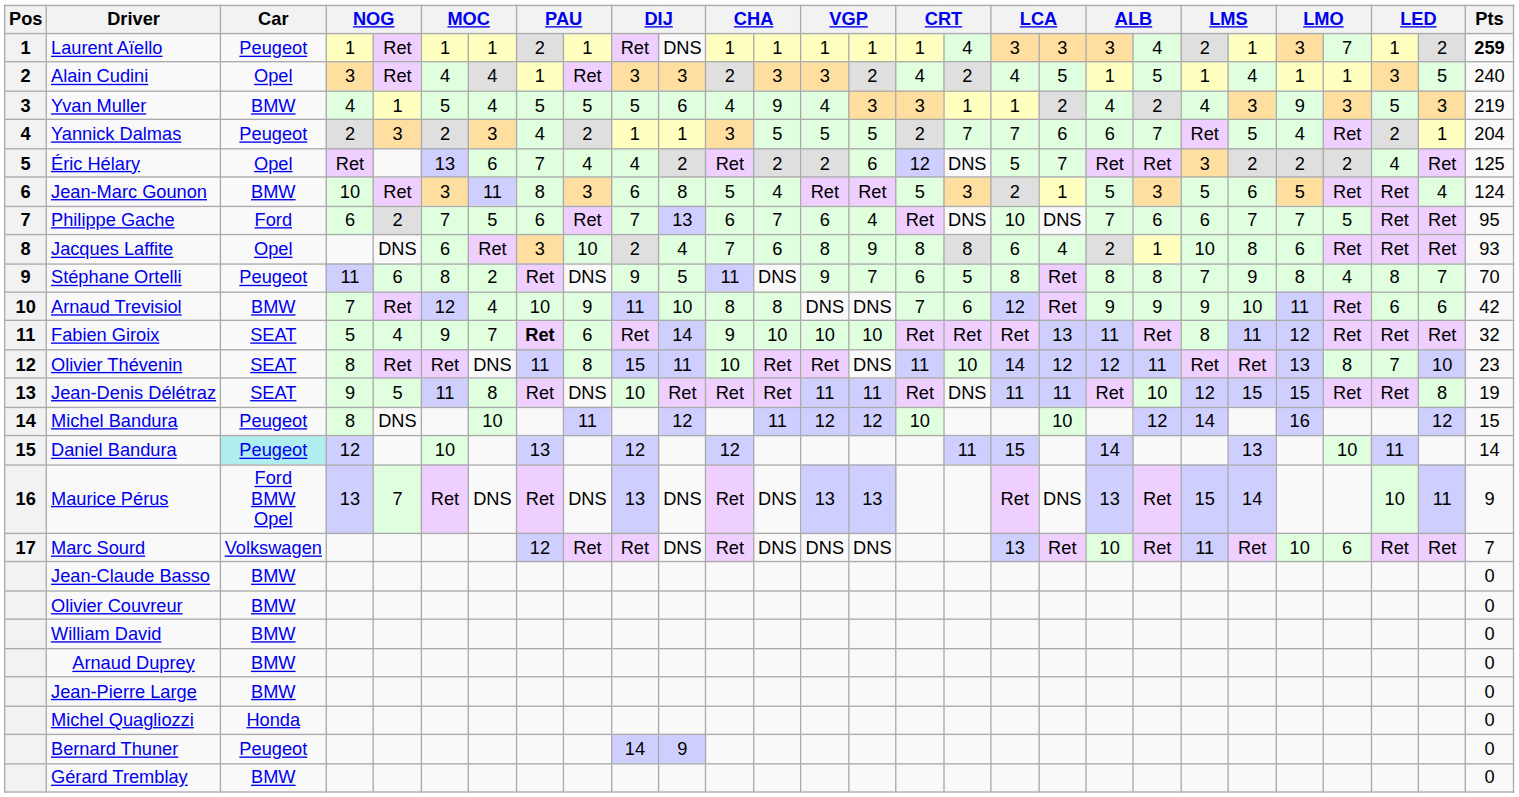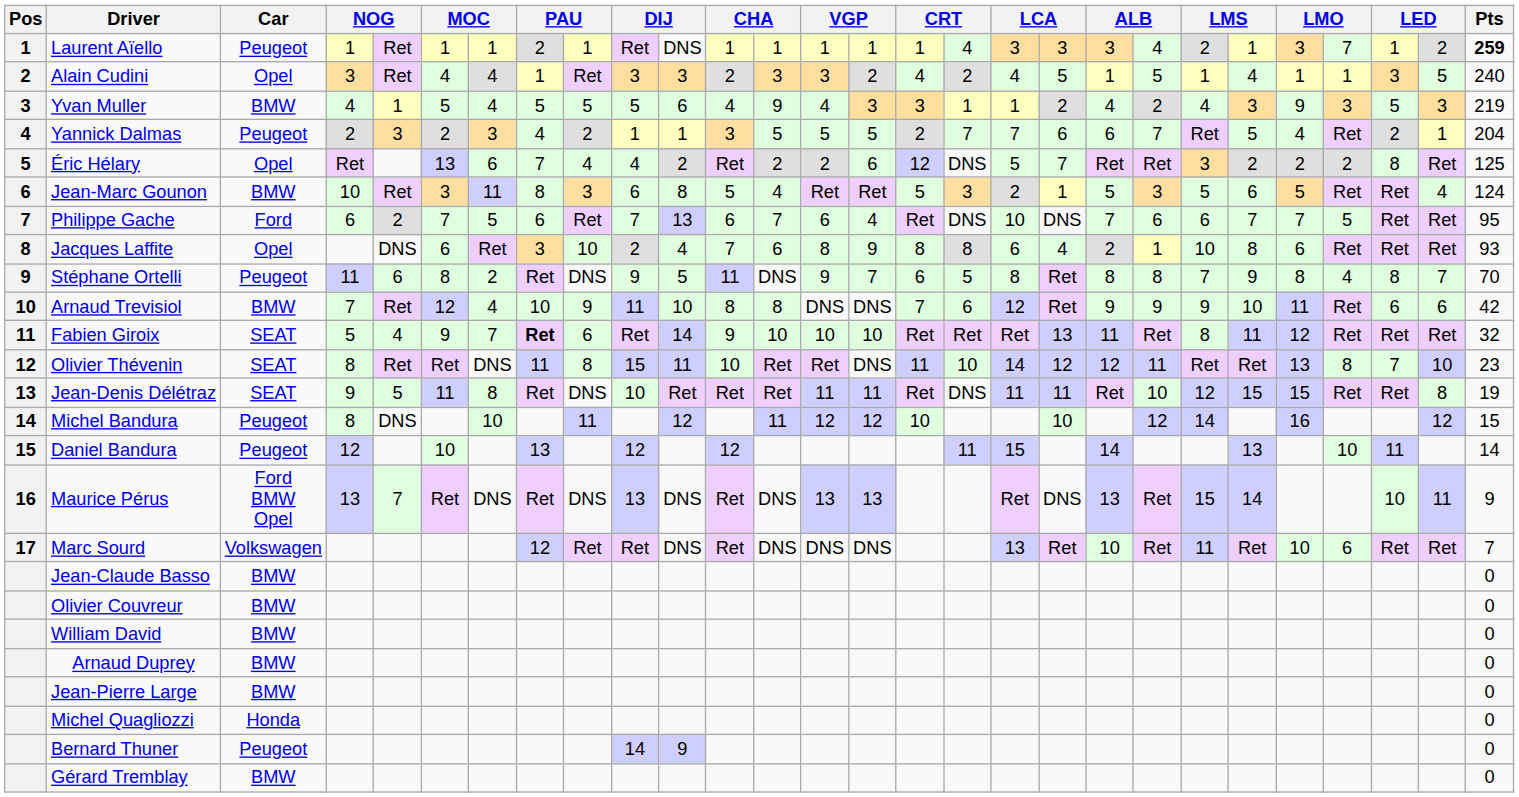(1395, 163) 4 -> (1395, 163) 8
(273, 450) paleturquoise background -> (273, 450) no background
